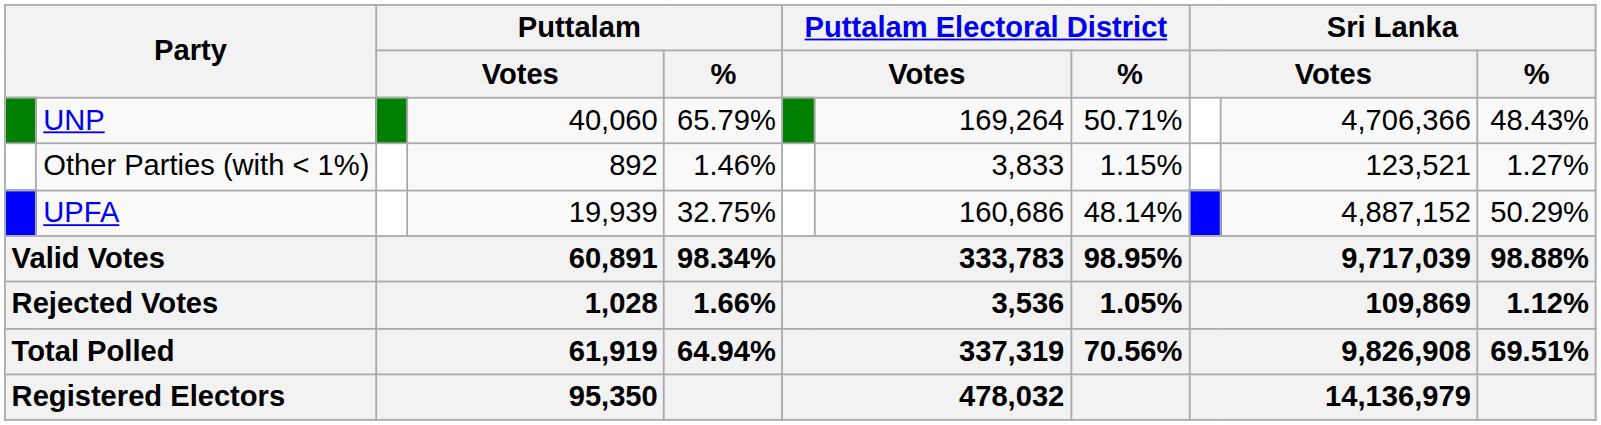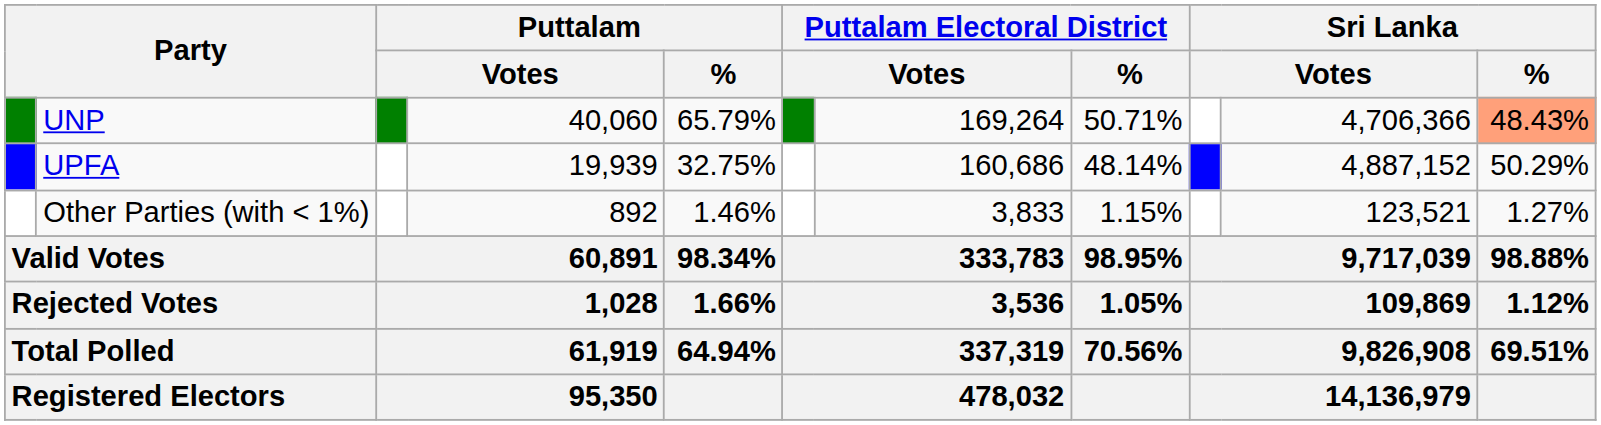(1540, 119) no background -> (1540, 119) lightsalmon background
rows swapped: (81, 212) <-> (206, 166)
